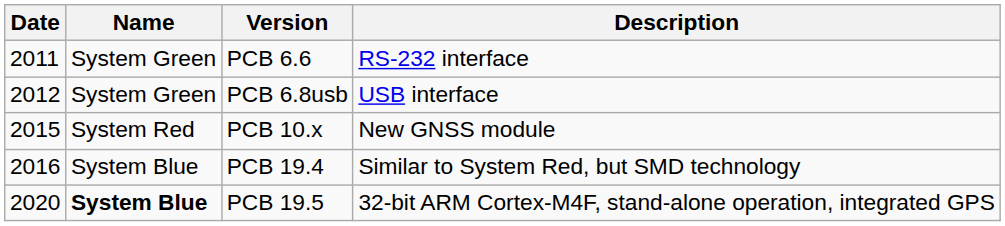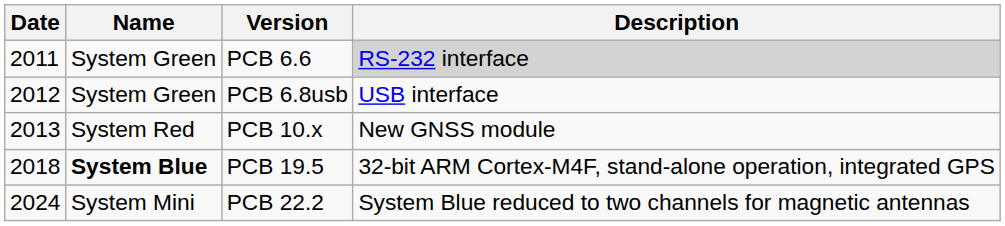(444, 58) no background -> (444, 58) lightgrey background
(35, 130) 2015 -> (35, 130) 2013
- row: (275, 166)
(35, 202) 2020 -> (35, 166) 2018
+ row: (275, 202)
